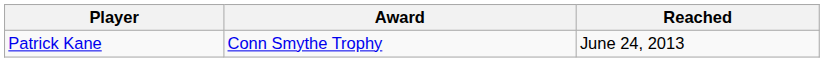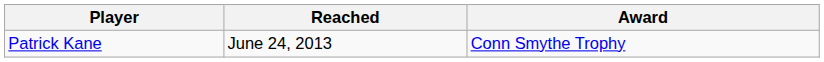columns swapped: (400, 17) <-> (698, 17)
